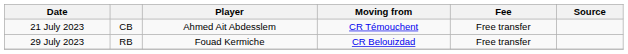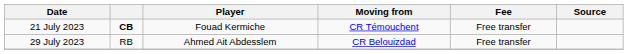(126, 26) normal -> (126, 26) bold
(230, 26) Ahmed Ait Abdesslem -> (230, 26) Fouad Kermiche
(230, 41) Fouad Kermiche -> (230, 41) Ahmed Ait Abdesslem
